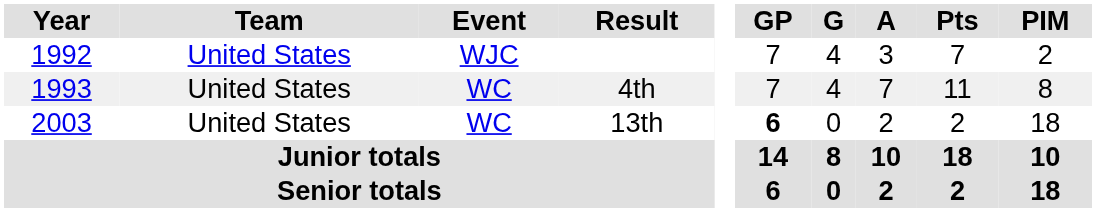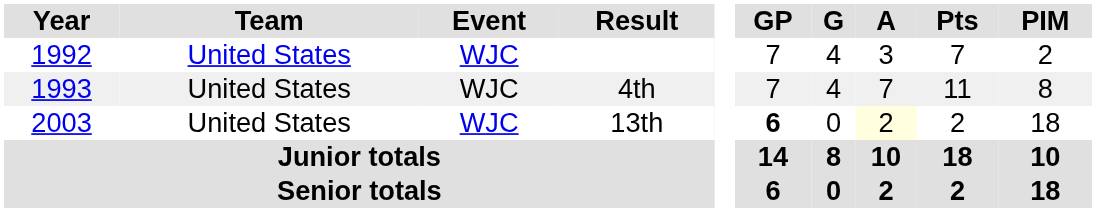(489, 88) WC -> (489, 88) WJC
(489, 122) WC -> (489, 122) WJC
(886, 122) no background -> (886, 122) lightyellow background
